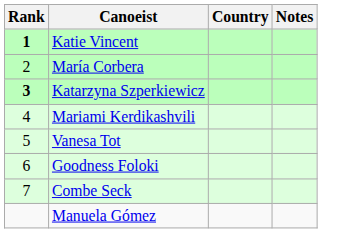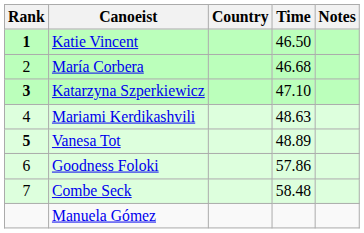+ column: (293, 16)
(26, 141) normal -> (26, 141) bold
